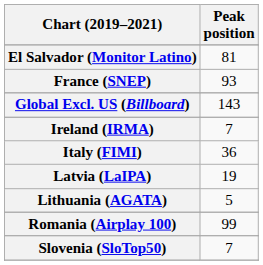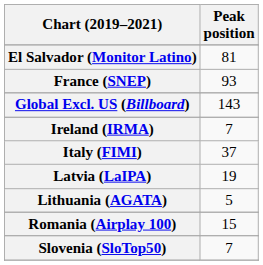(229, 152) 36 -> (229, 152) 37
(229, 224) 99 -> (229, 224) 15
